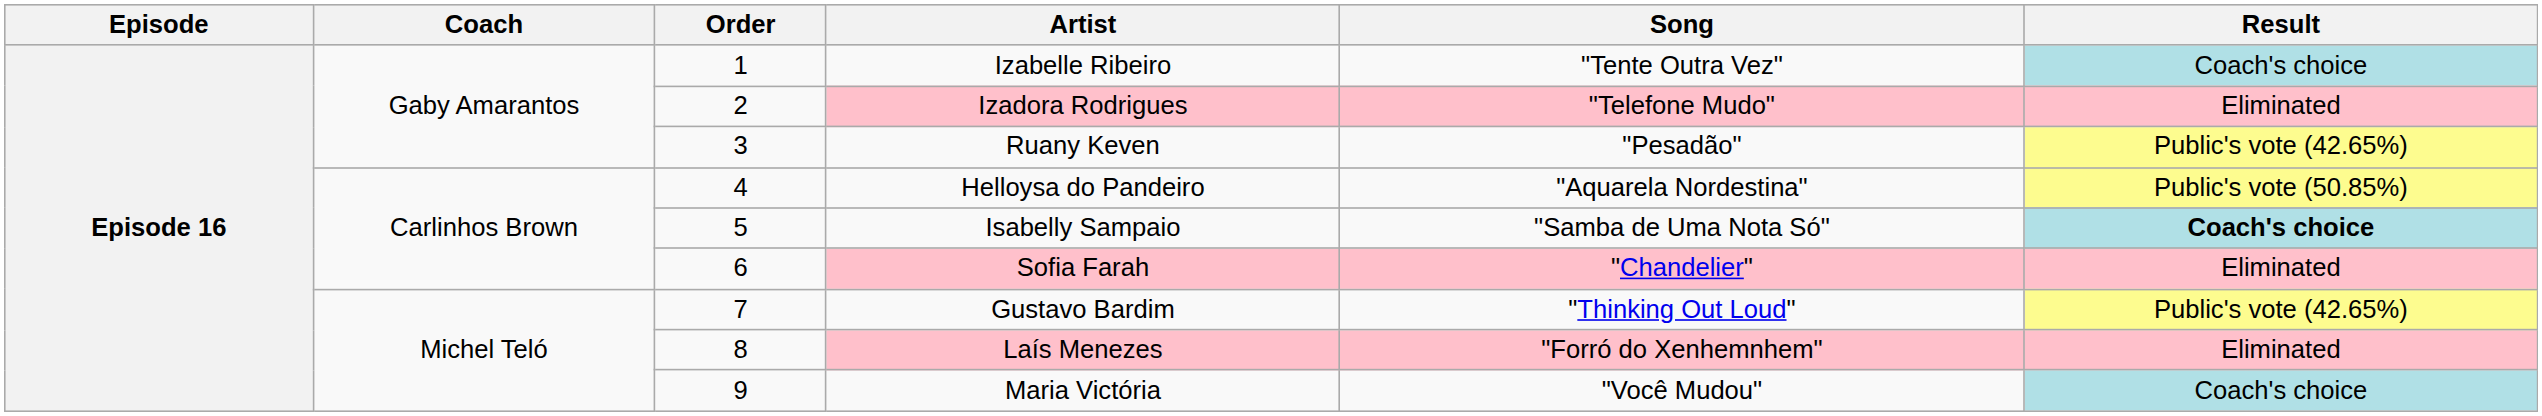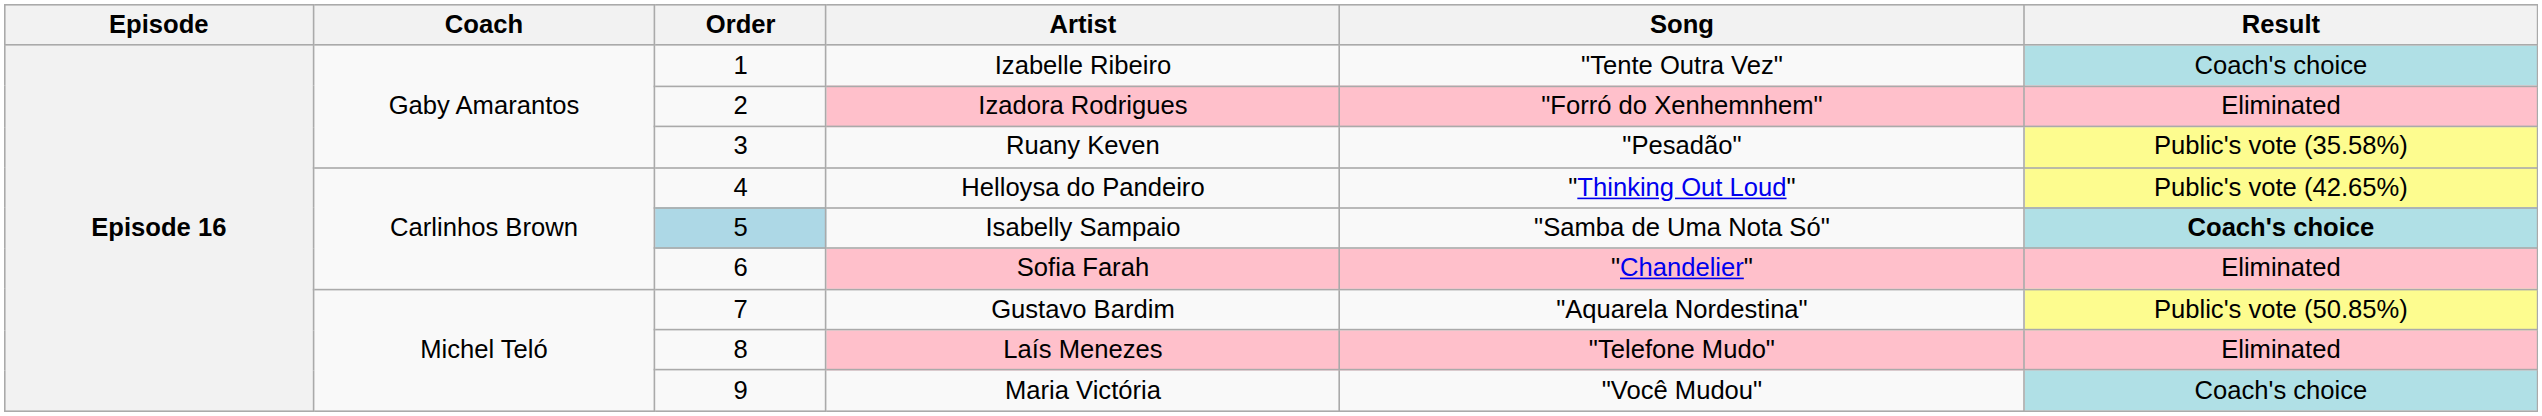(1682, 106) "Telefone Mudo" -> (1682, 106) "Forró do Xenhemnhem"
(2281, 146) Public's vote (42.65%) -> (2281, 146) Public's vote (35.58%)
(1682, 187) "Aquarela Nordestina" -> (1682, 187) "Thinking Out Loud"
(2281, 187) Public's vote (50.85%) -> (2281, 187) Public's vote (42.65%)
(741, 227) no background -> (741, 227) lightblue background
(1682, 308) "Thinking Out Loud" -> (1682, 308) "Aquarela Nordestina"
(2281, 308) Public's vote (42.65%) -> (2281, 308) Public's vote (50.85%)
(1682, 349) "Forró do Xenhemnhem" -> (1682, 349) "Telefone Mudo"
